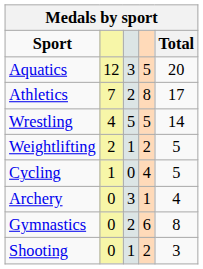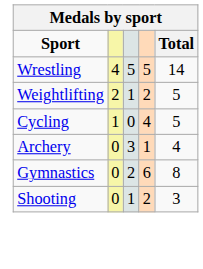- row: (38, 69)
- row: (39, 95)
